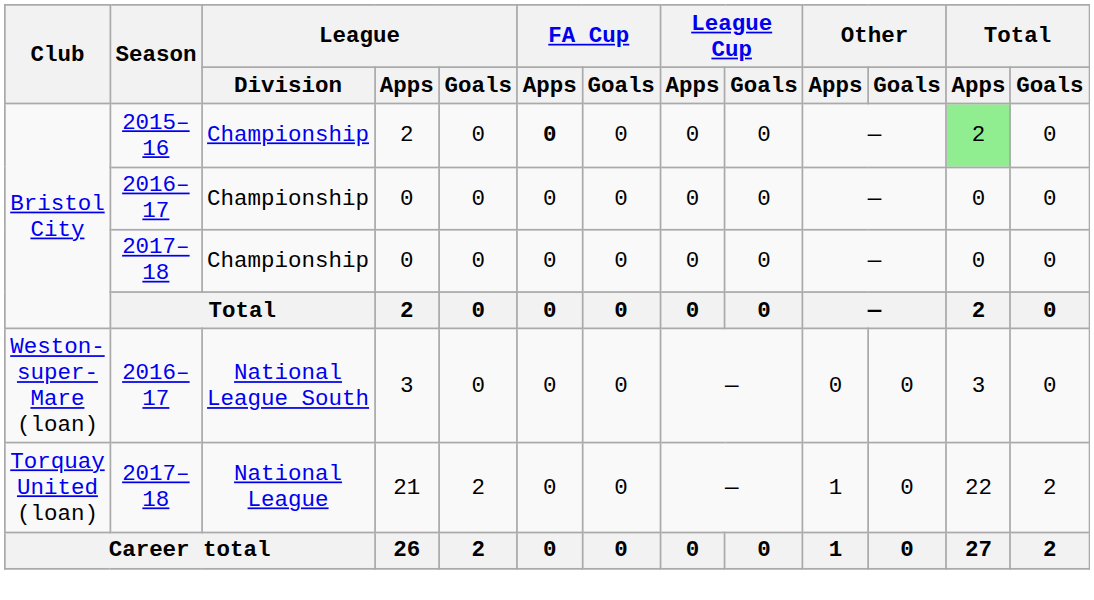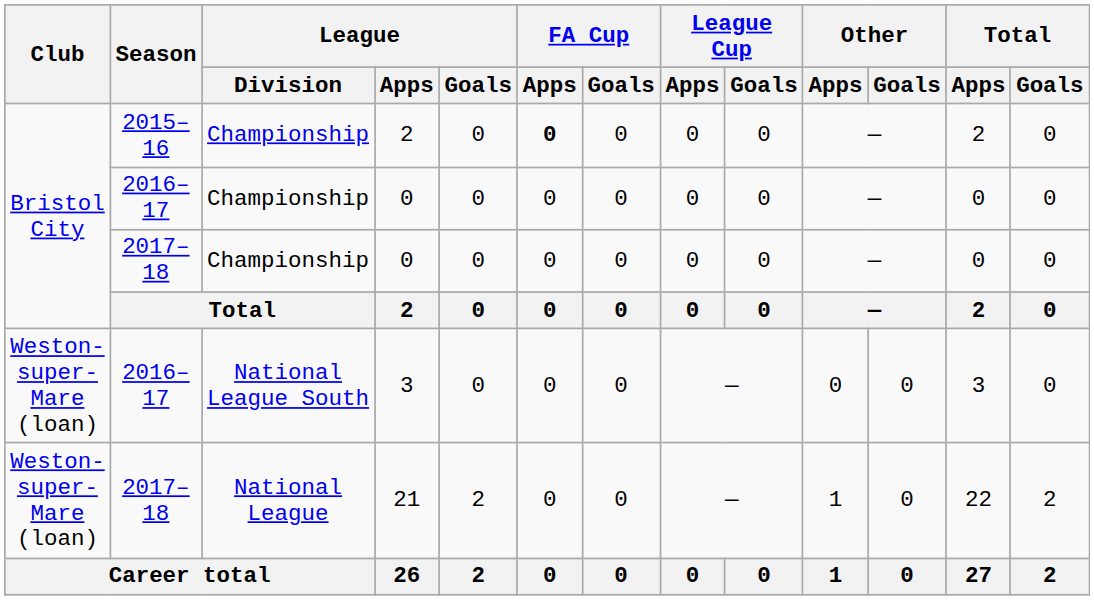(978, 135) lightgreen background -> (978, 135) no background
(57, 487) Torquay United (loan) -> (57, 500) Weston-super-Mare (loan)
